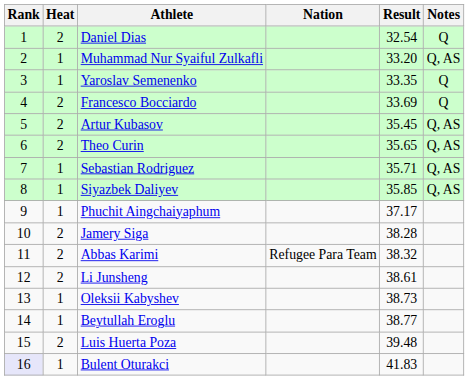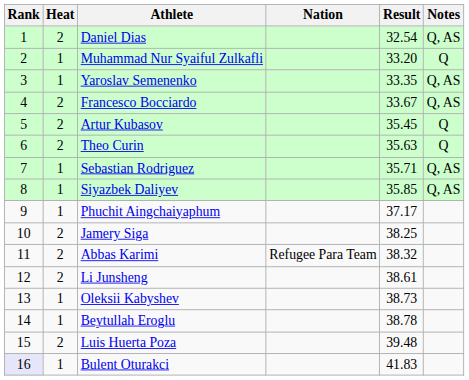(444, 37) Q -> (444, 37) Q, AS
(444, 59) Q, AS -> (444, 59) Q
(444, 80) Q -> (444, 80) Q, AS
(402, 102) 33.69 -> (402, 102) 33.67
(444, 102) Q -> (444, 102) Q, AS
(444, 124) Q, AS -> (444, 124) Q
(402, 146) 35.65 -> (402, 146) 35.63
(444, 146) Q, AS -> (444, 146) Q
(402, 233) 38.28 -> (402, 233) 38.25
(402, 320) 38.77 -> (402, 320) 38.78
